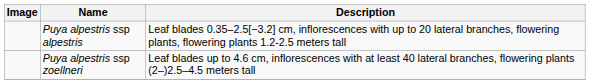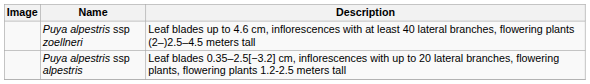rows swapped: (86, 36) <-> (86, 65)
